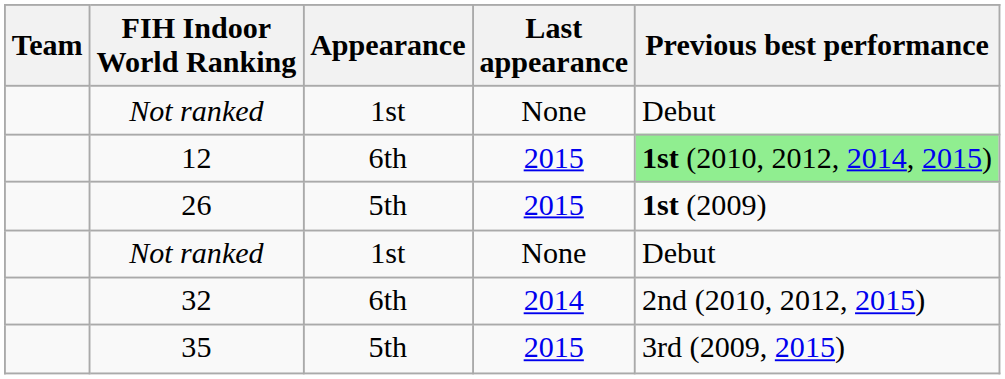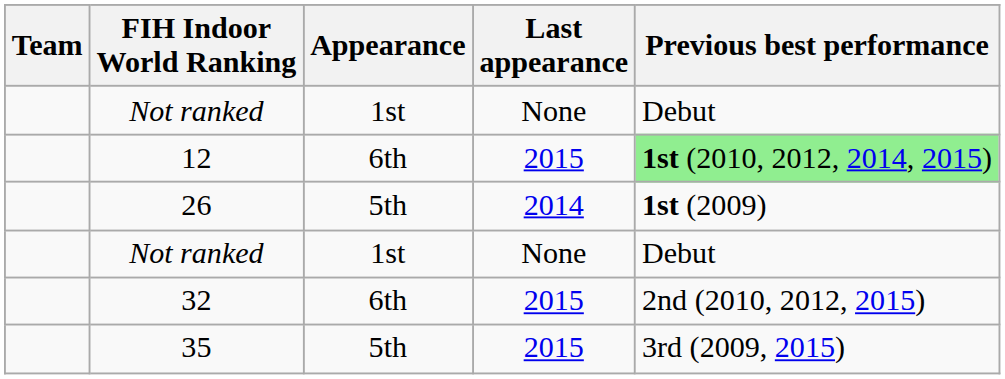(554, 205) 2015 -> (554, 205) 2014
(554, 300) 2014 -> (554, 300) 2015
